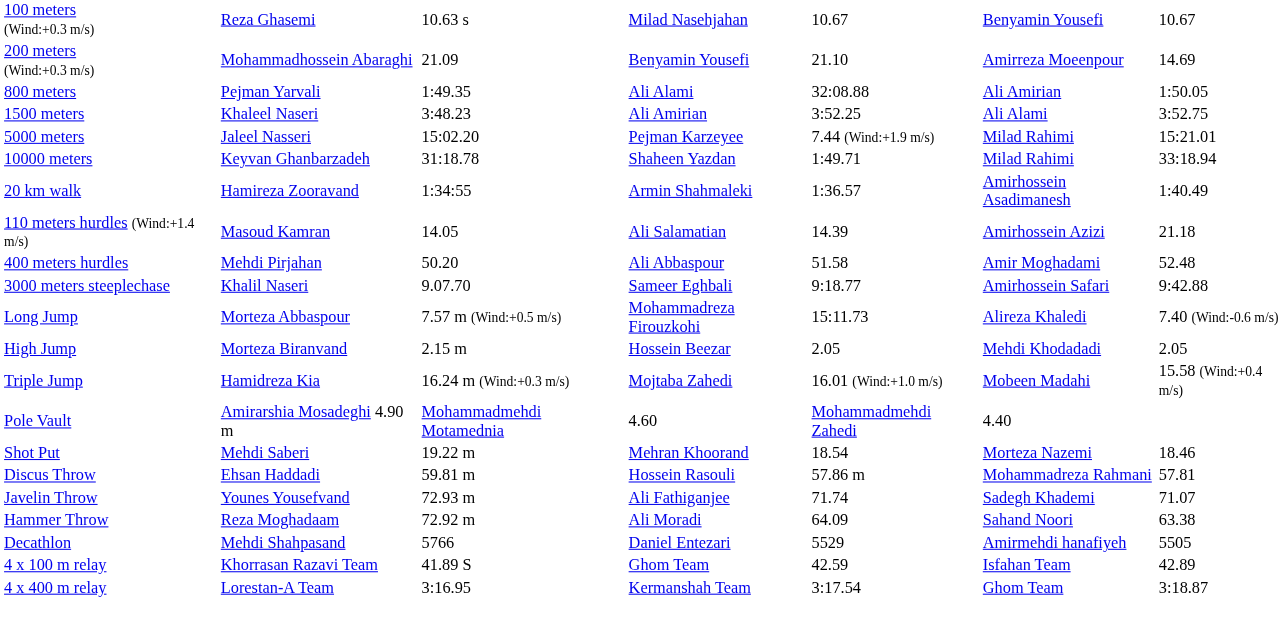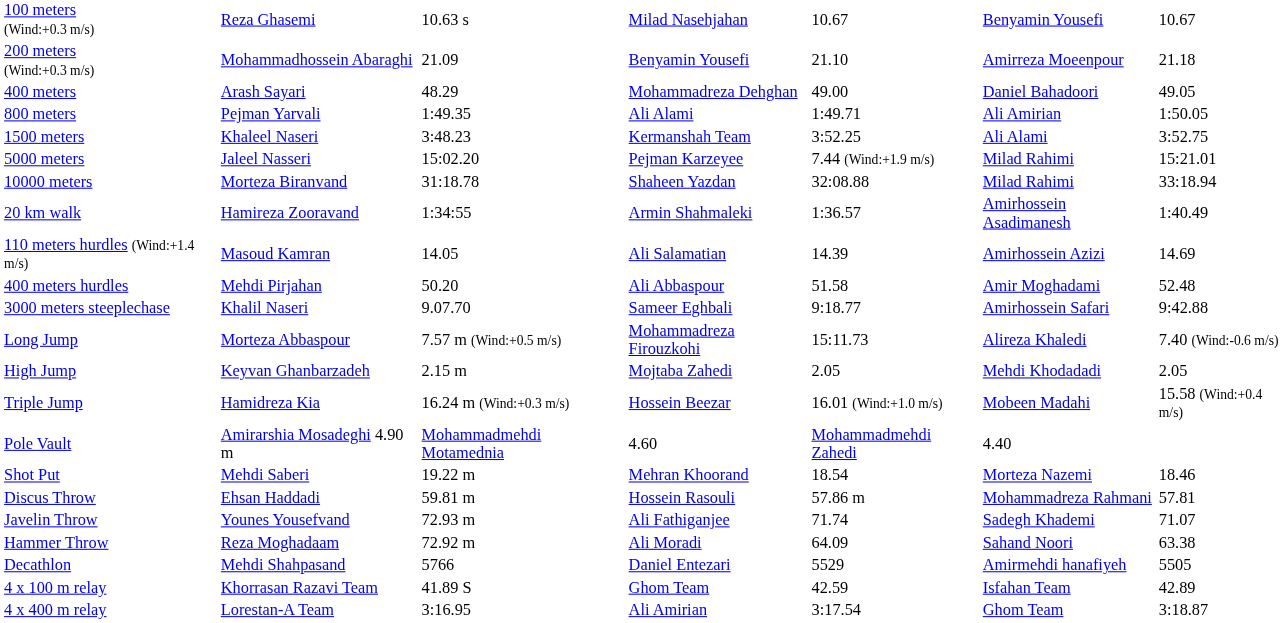(1177, 60) 14.69 -> (1177, 60) 21.18
+ row: (40, 91)
(840, 91) 32:08.88 -> (836, 114) 1:49.71
(668, 114) Ali Amirian -> (690, 136) Kermanshah Team
(295, 159) Keyvan Ghanbarzadeh -> (284, 181) Morteza Biranvand
(836, 159) 1:49.71 -> (840, 181) 32:08.88
(1177, 231) 21.18 -> (1177, 254) 14.69
(284, 348) Morteza Biranvand -> (295, 371) Keyvan Ghanbarzadeh
(680, 348) Hossein Beezar -> (681, 371) Mojtaba Zahedi
(681, 380) Mojtaba Zahedi -> (680, 402) Hossein Beezar
(690, 587) Kermanshah Team -> (668, 609) Ali Amirian
